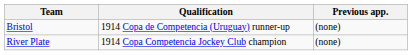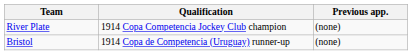rows swapped: (28, 42) <-> (20, 27)
